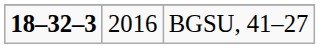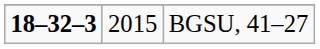(133, 24) 2016 -> (133, 24) 2015
